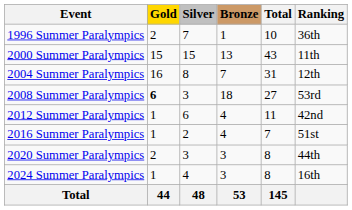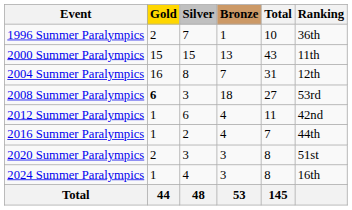(308, 134) 51st -> (309, 134) 44th
(309, 154) 44th -> (308, 154) 51st
